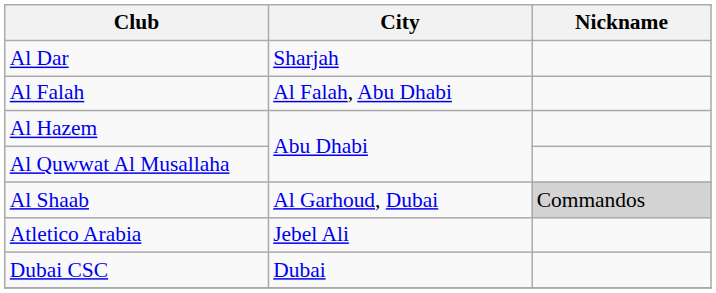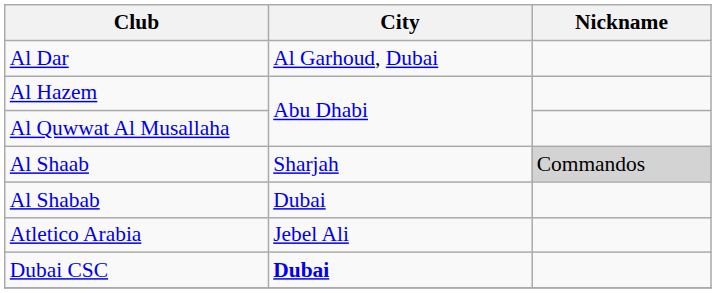(306, 57) Sharjah -> (356, 57) Al Garhoud, Dubai
- row: (47, 93)
(356, 199) Al Garhoud, Dubai -> (306, 164) Sharjah
+ row: (55, 199)
(299, 270) normal -> (301, 270) bold
